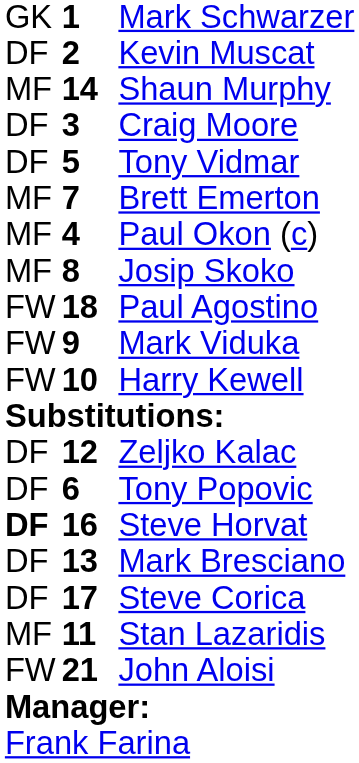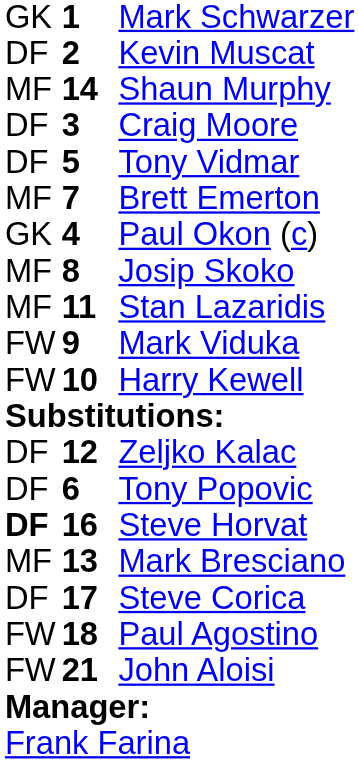(28, 234) MF -> (28, 234) GK
rows swapped: (222, 634) <-> (218, 307)
(27, 561) DF -> (28, 561) MF
